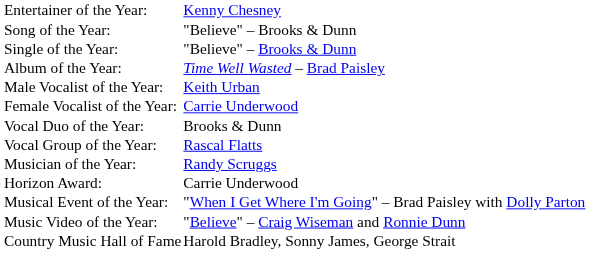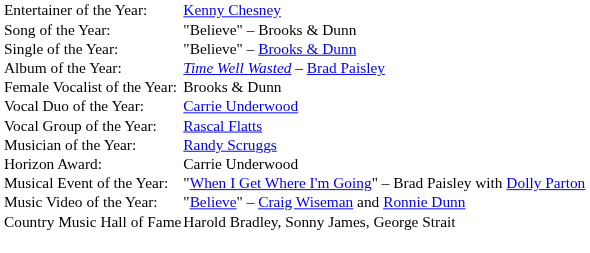- row: (84, 87)
(241, 106) Carrie Underwood -> (232, 87) Brooks & Dunn
(232, 125) Brooks & Dunn -> (241, 106) Carrie Underwood
